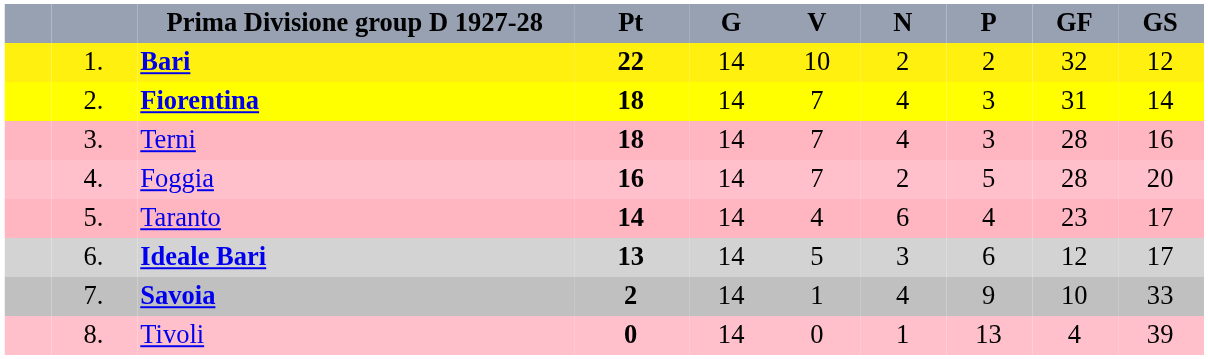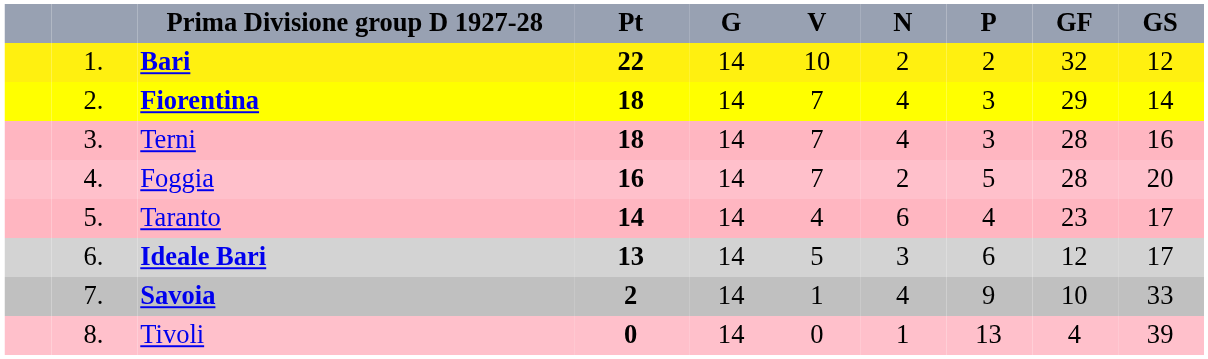(1074, 101) 31 -> (1074, 101) 29
